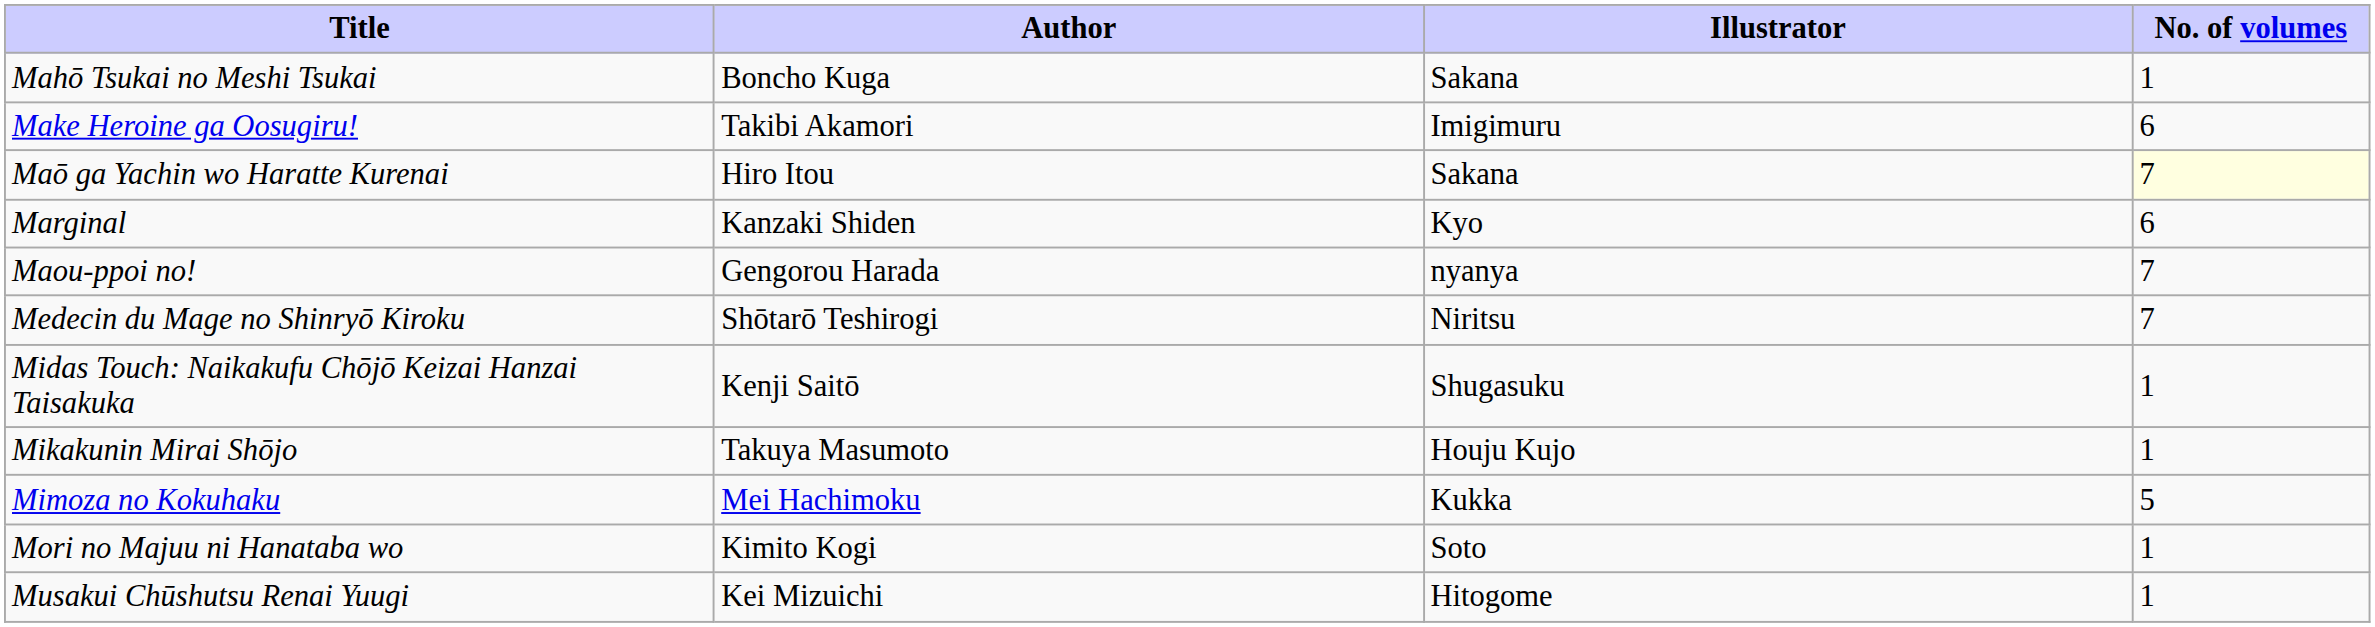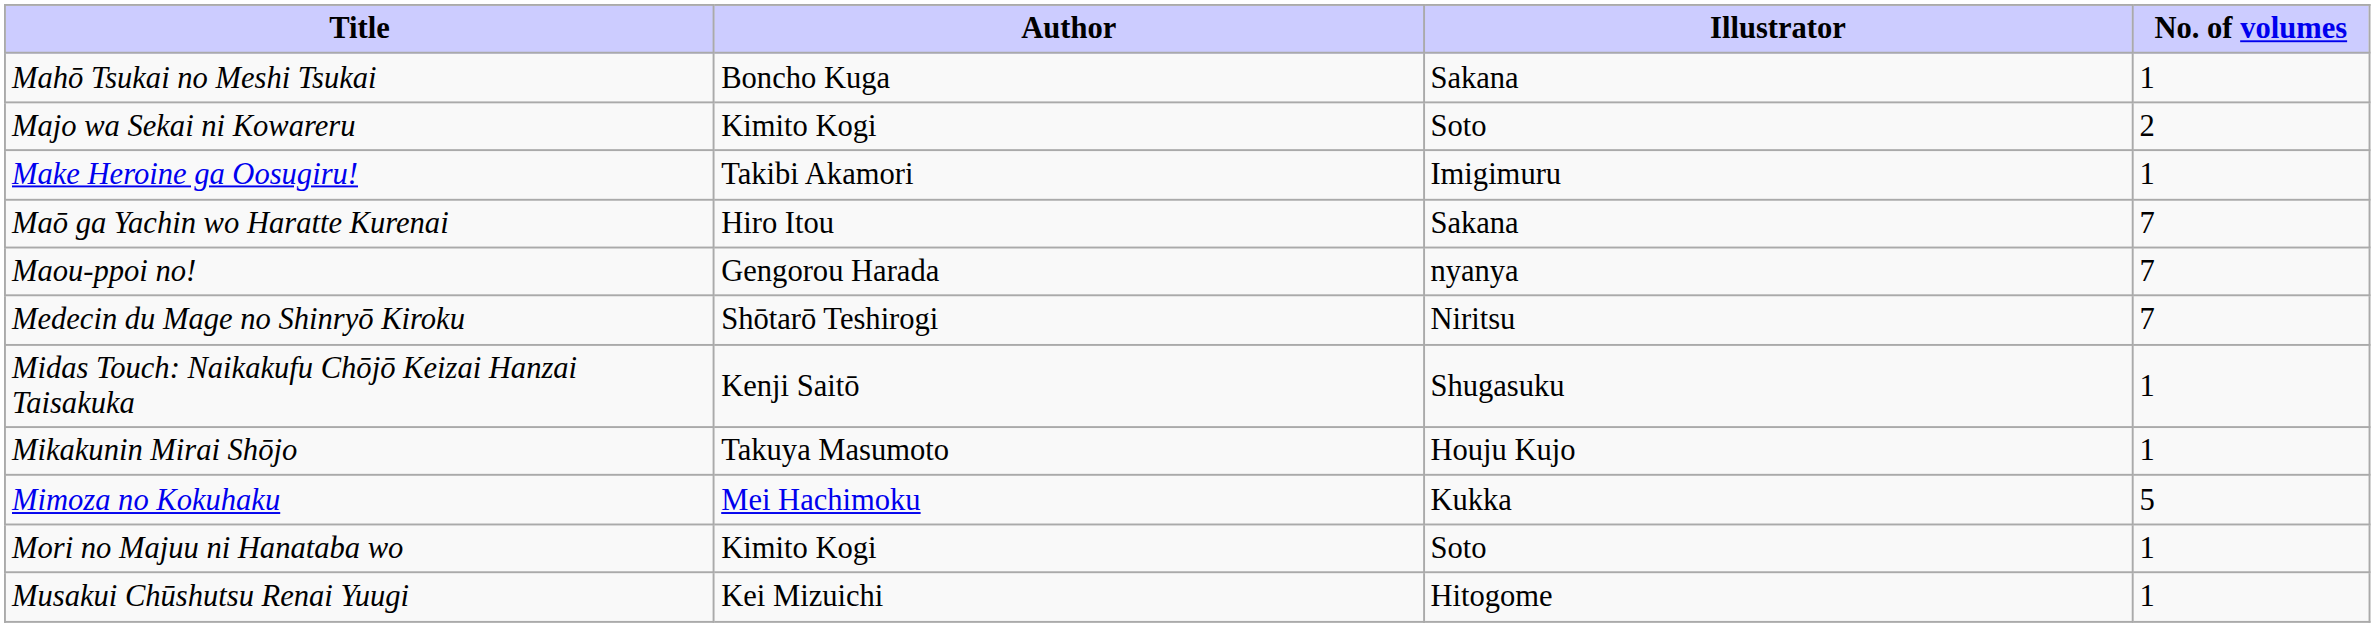+ row: (184, 125)
(2147, 125) 6 -> (2147, 174) 1
(2147, 174) lightyellow background -> (2147, 222) no background
- row: (69, 222)
